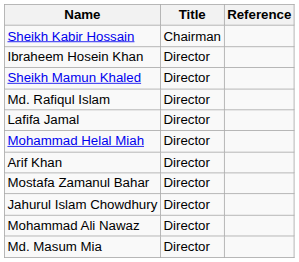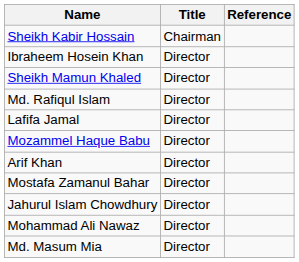+ row: (79, 141)
- row: (76, 141)
